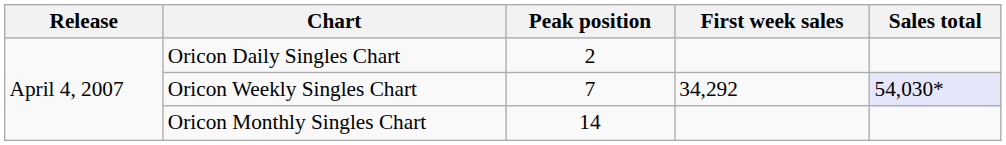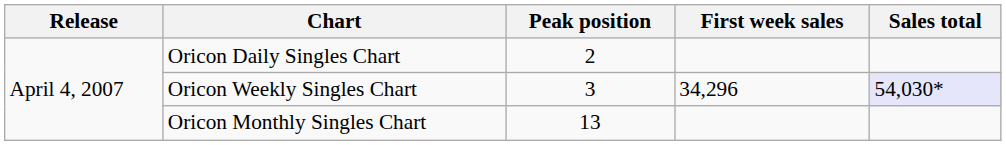(590, 88) 7 -> (590, 88) 3
(709, 88) 34,292 -> (709, 88) 34,296
(590, 122) 14 -> (590, 122) 13
